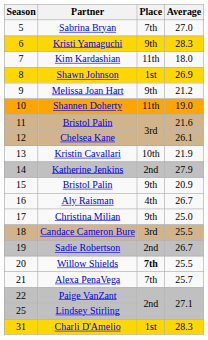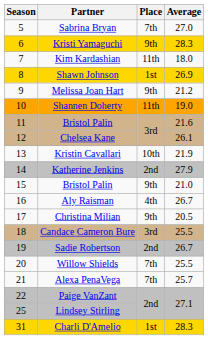(184, 185) 20.9 -> (184, 185) 21.0
(184, 216) 25.0 -> (184, 216) 20.5
(151, 264) bold -> (151, 264) normal
